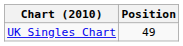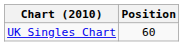(149, 32) 49 -> (149, 32) 60
